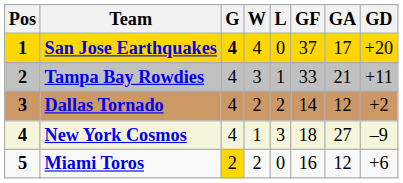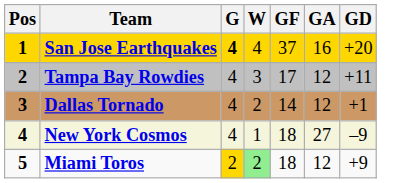- column: (281, 18)
(343, 47) 17 -> (322, 47) 16
(308, 76) 33 -> (287, 76) 17
(343, 76) 21 -> (322, 76) 12
(379, 105) +2 -> (358, 105) +1
(257, 163) no background -> (257, 163) lightgreen background
(308, 163) 16 -> (287, 163) 18
(379, 163) +6 -> (358, 163) +9
